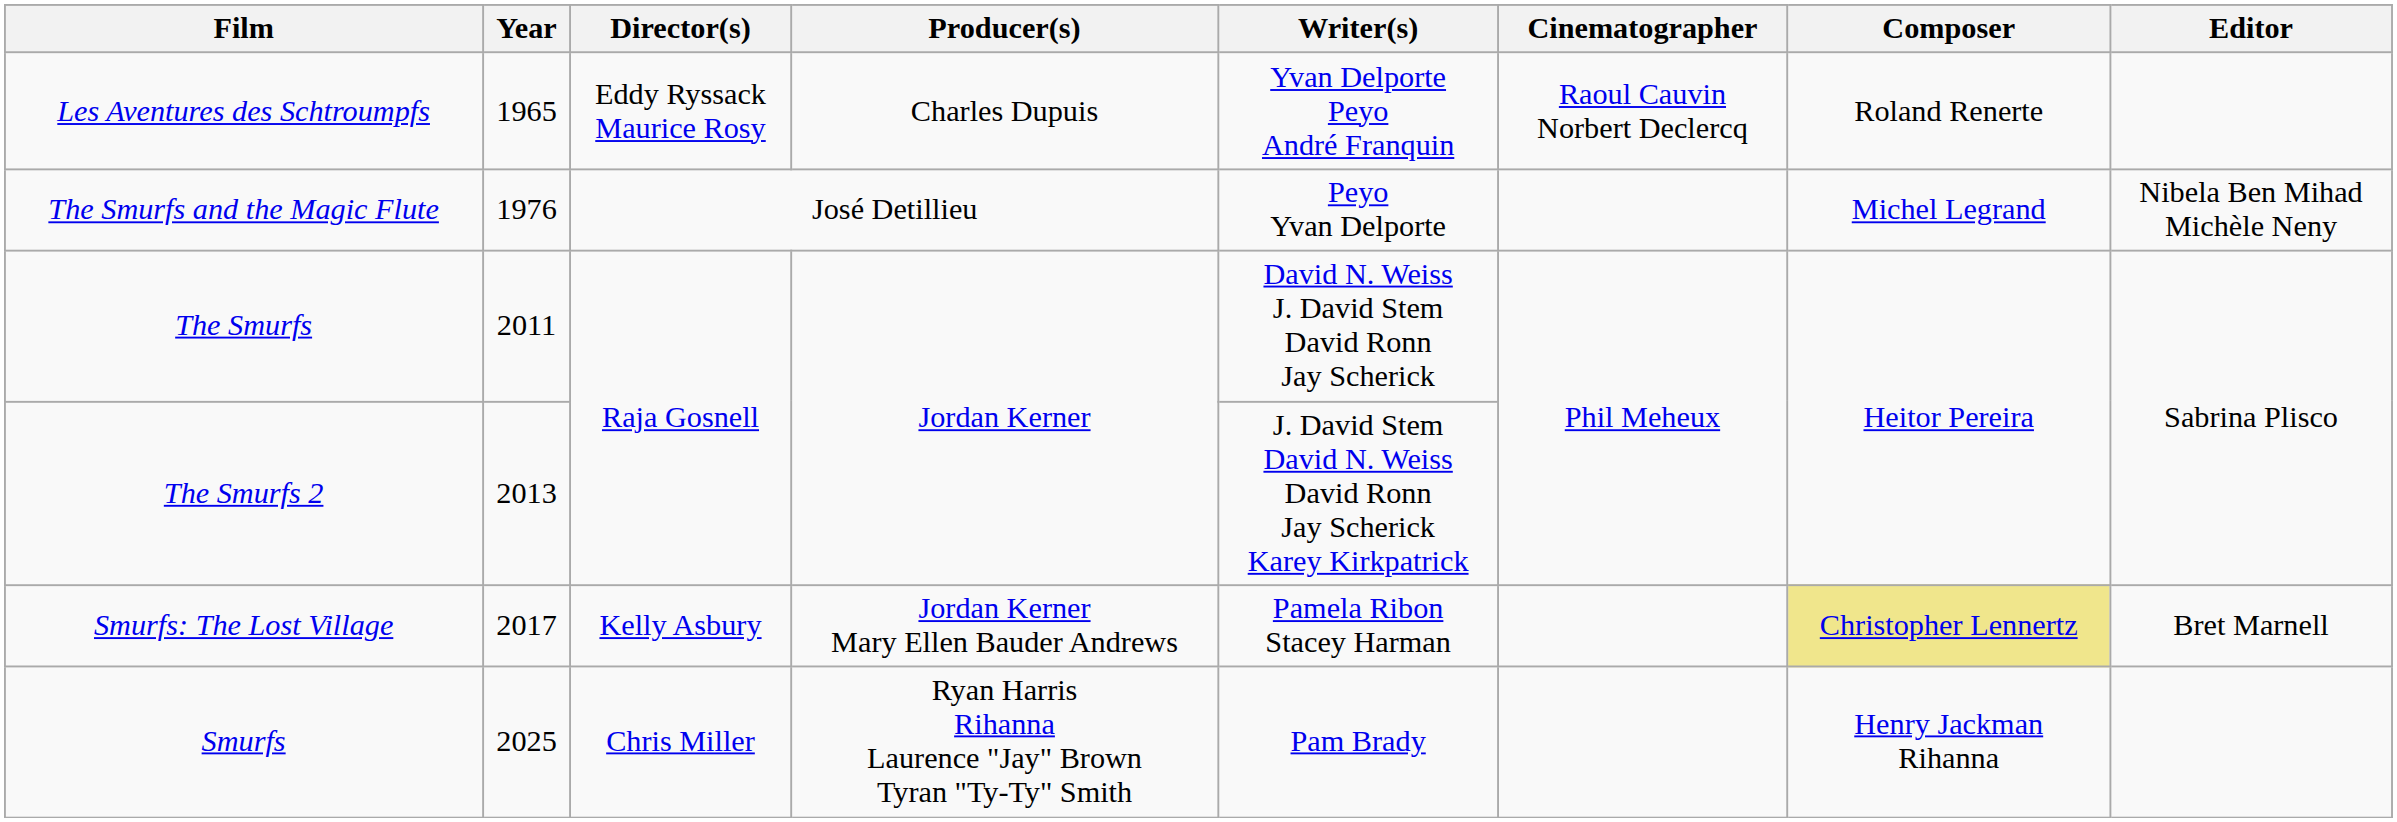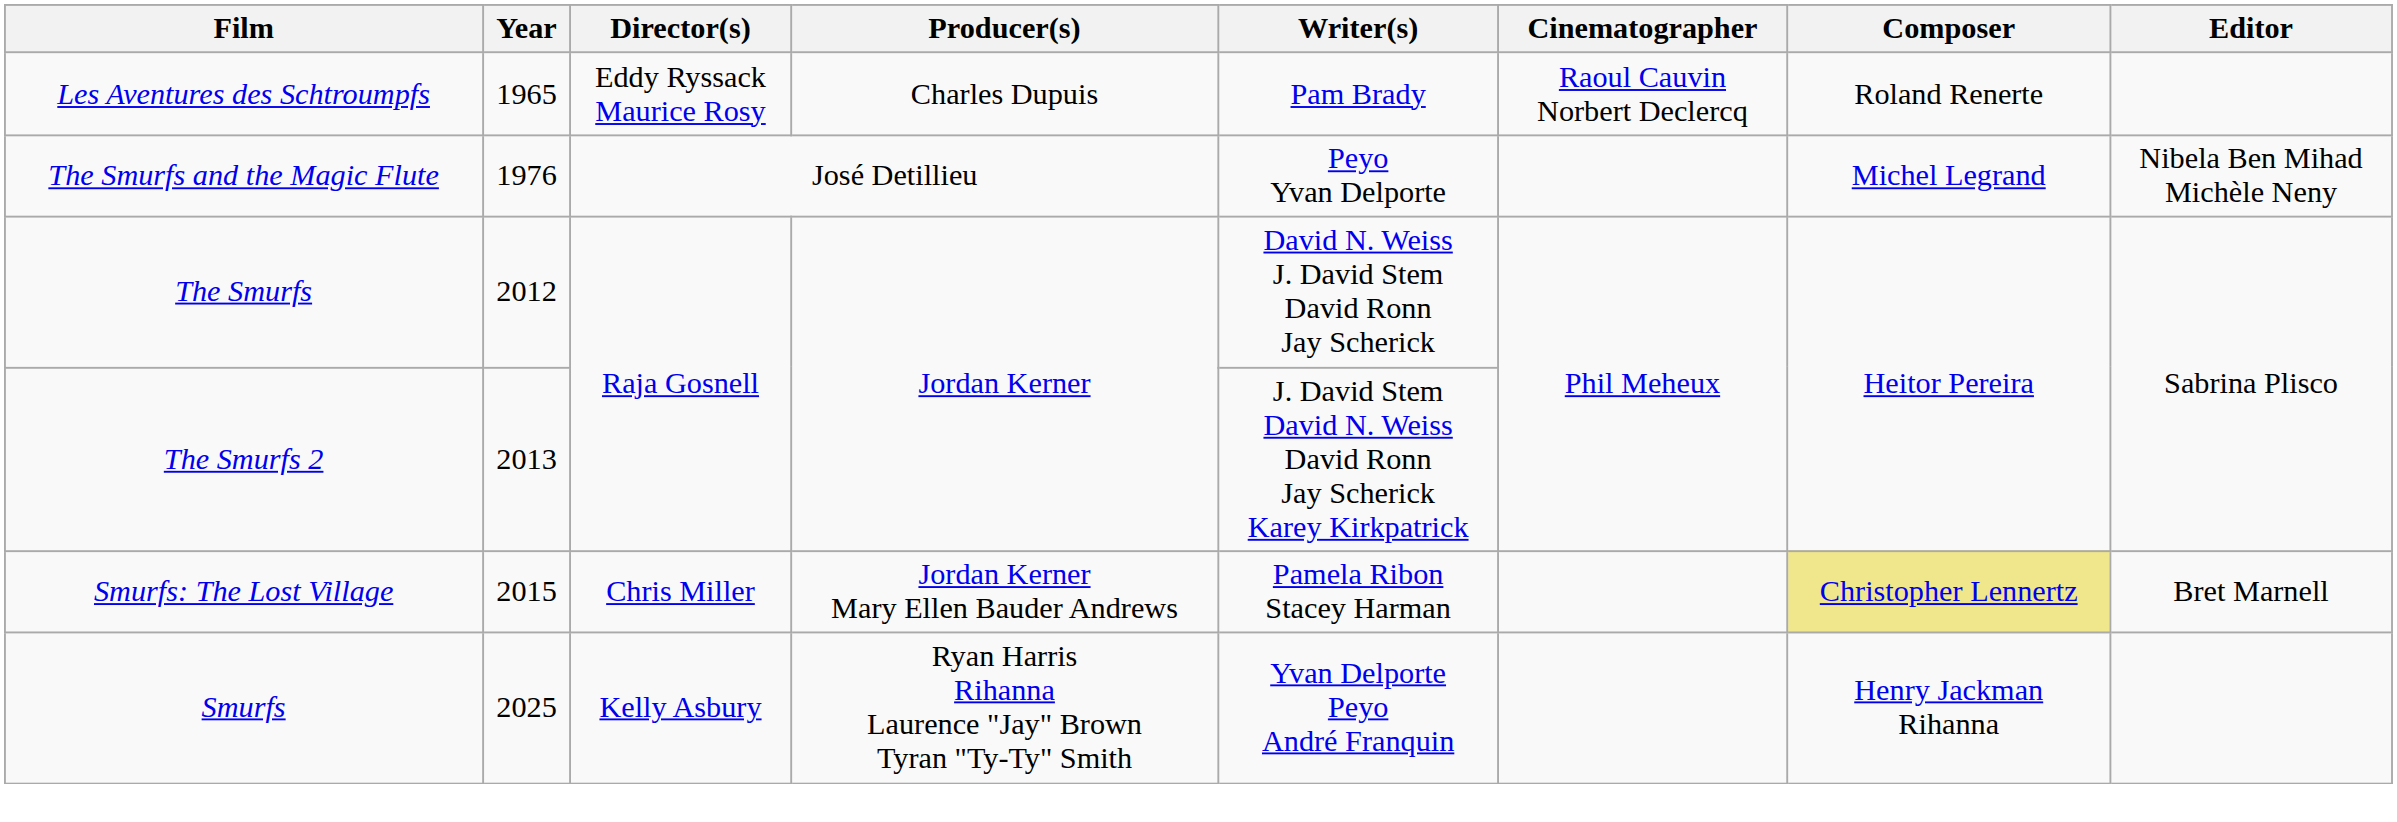(1358, 110) Yvan Delporte Peyo André Franquin -> (1358, 93) Pam Brady
(527, 325) 2011 -> (527, 291) 2012
(527, 625) 2017 -> (527, 591) 2015
(681, 625) Kelly Asbury -> (680, 591) Chris Miller
(680, 741) Chris Miller -> (681, 707) Kelly Asbury
(1358, 741) Pam Brady -> (1358, 707) Yvan Delporte Peyo André Franquin
